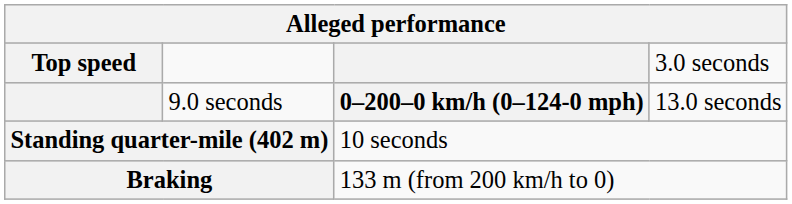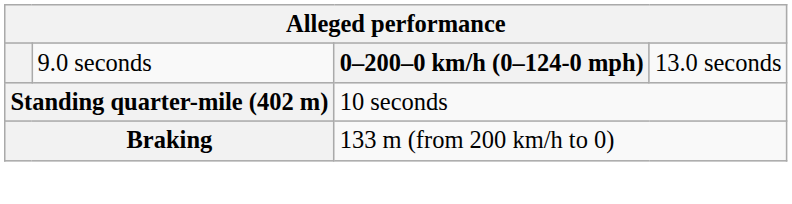- row: (84, 62)
